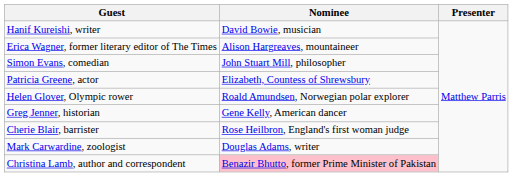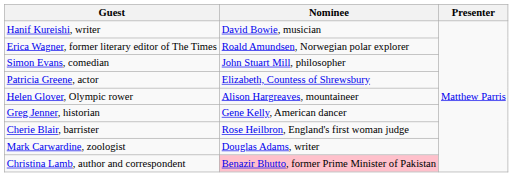(290, 46) Alison Hargreaves, mountaineer -> (315, 46) Roald Amundsen, Norwegian polar explorer
(315, 96) Roald Amundsen, Norwegian polar explorer -> (290, 96) Alison Hargreaves, mountaineer
